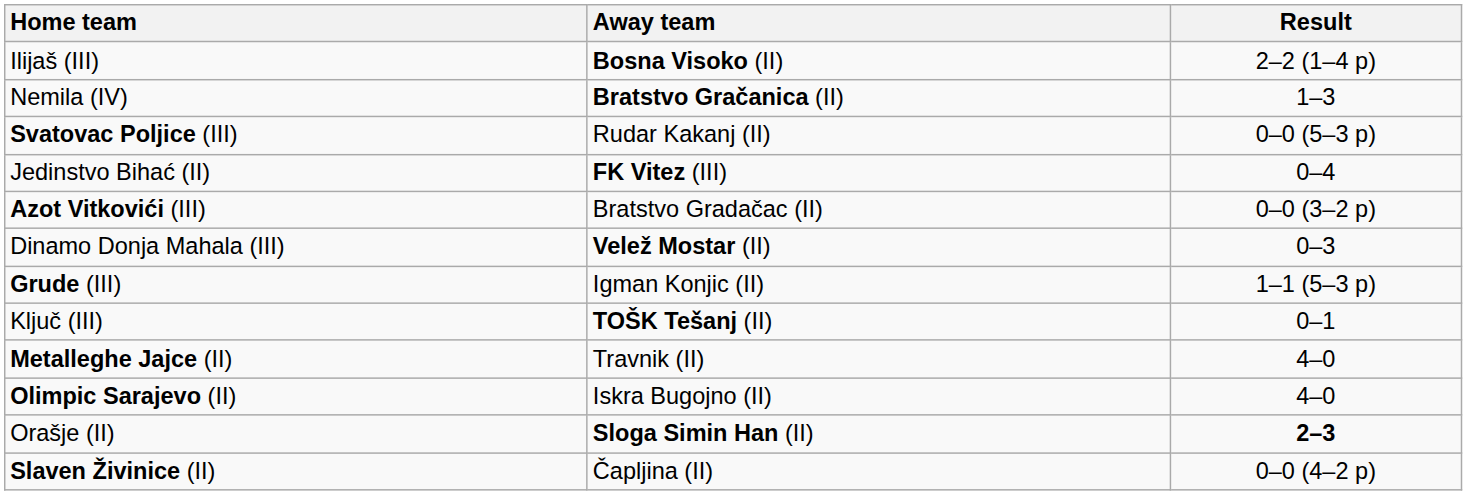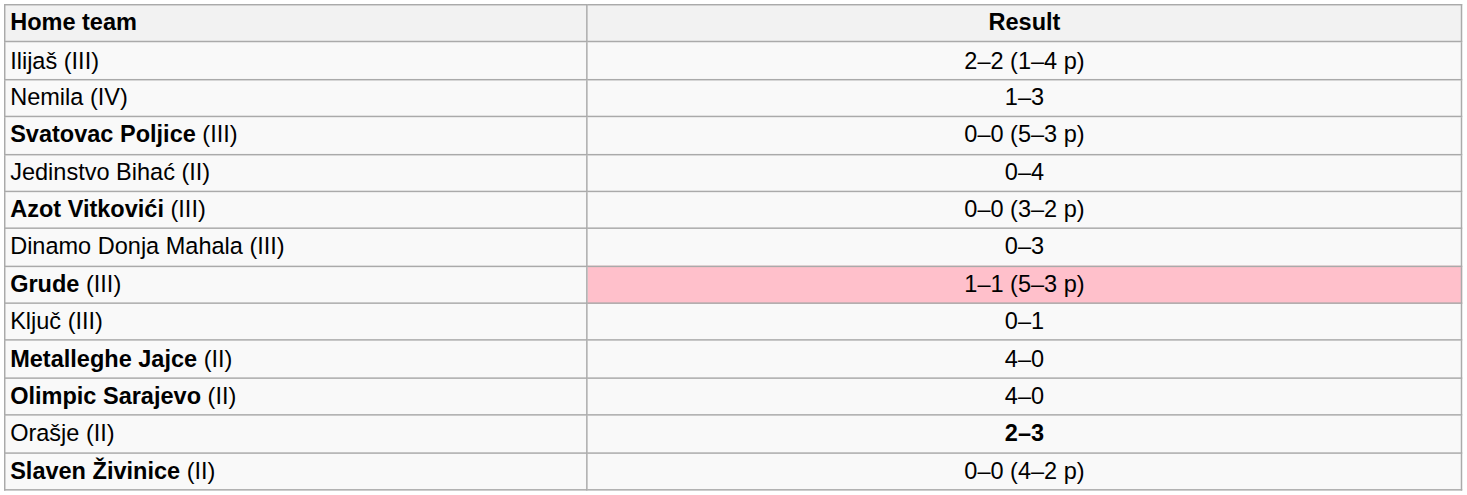- column: (654, 23)
(1316, 284) no background -> (1024, 284) pink background
